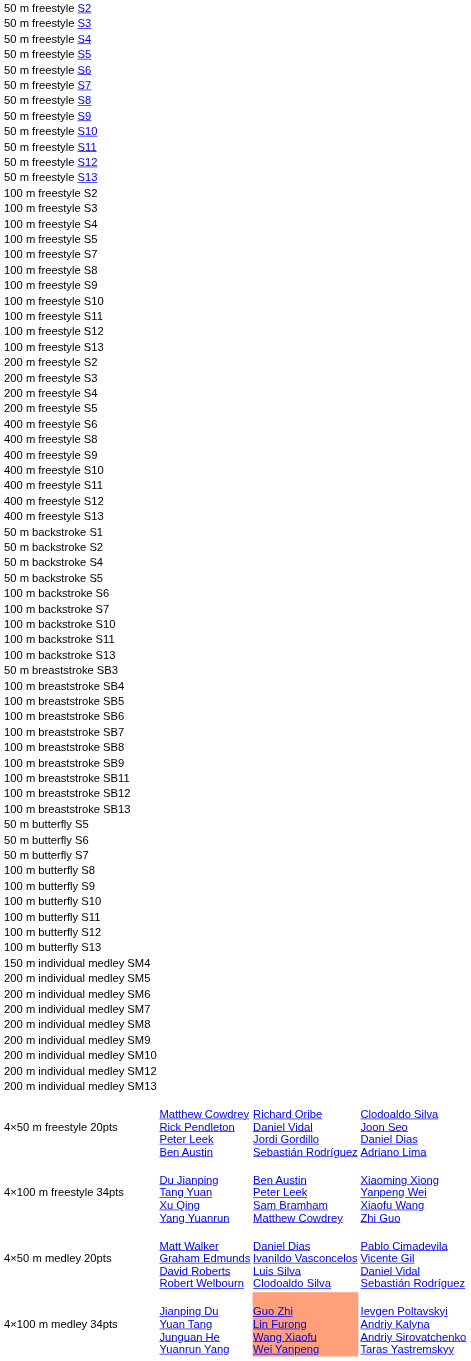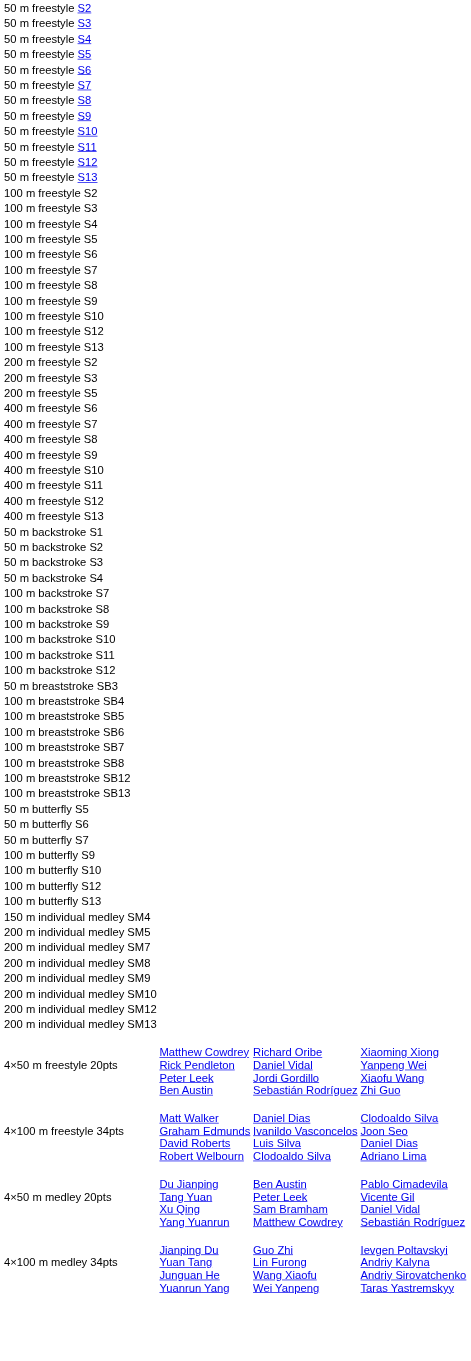+ row: (51, 254)
- row: (53, 316)
- row: (51, 393)
+ row: (51, 424)
+ row: (54, 562)
- row: (54, 578)
- row: (57, 593)
+ row: (57, 609)
+ row: (57, 624)
+ row: (60, 670)
- row: (60, 655)
- row: (64, 763)
- row: (67, 778)
- row: (50, 870)
- row: (52, 917)
- row: (77, 994)
(399, 1133) Clodoaldo Silva Joon Seo Daniel Dias Adriano Lima -> (400, 1071) Xiaoming Xiong Yanpeng Wei Xiaofu Wang Zhi Guo
(194, 1199) Du Jianping Tang Yuan Xu Qing Yang Yuanrun -> (205, 1137) Matt Walker Graham Edmunds David Roberts Robert Welbourn
(298, 1199) Ben Austin Peter Leek Sam Bramham Matthew Cowdrey -> (305, 1137) Daniel Dias Ivanildo Vasconcelos Luis Silva Clodoaldo Silva
(400, 1199) Xiaoming Xiong Yanpeng Wei Xiaofu Wang Zhi Guo -> (399, 1137) Clodoaldo Silva Joon Seo Daniel Dias Adriano Lima
(205, 1265) Matt Walker Graham Edmunds David Roberts Robert Welbourn -> (194, 1203) Du Jianping Tang Yuan Xu Qing Yang Yuanrun
(305, 1265) Daniel Dias Ivanildo Vasconcelos Luis Silva Clodoaldo Silva -> (298, 1203) Ben Austin Peter Leek Sam Bramham Matthew Cowdrey
(286, 1330) lightsalmon background -> (286, 1269) no background
